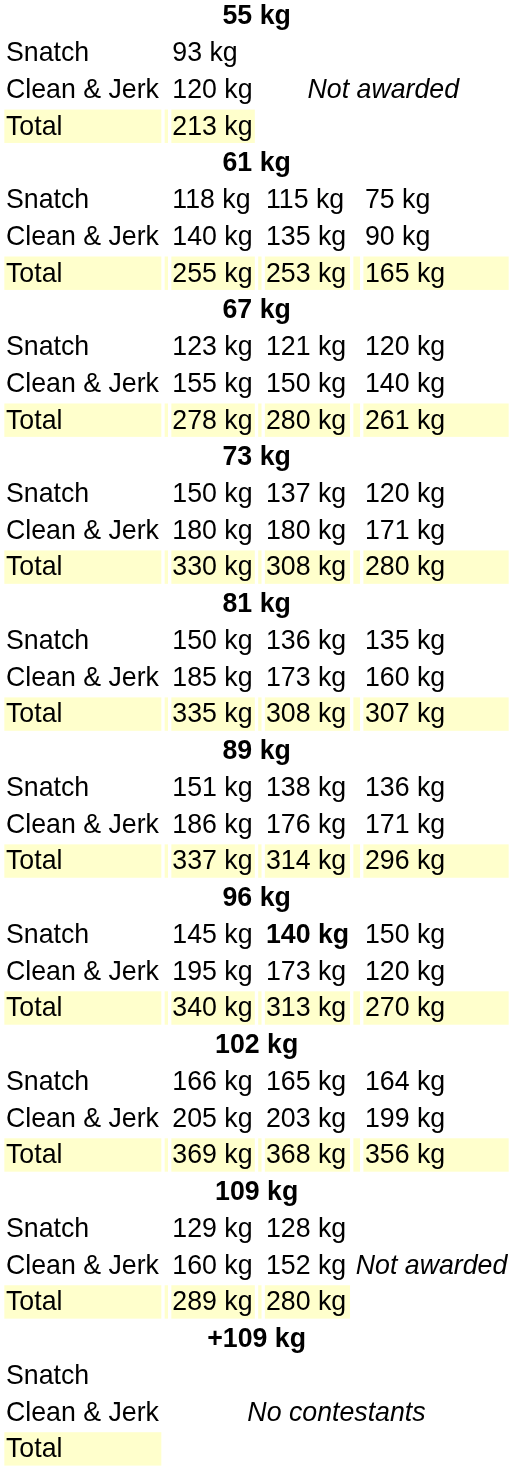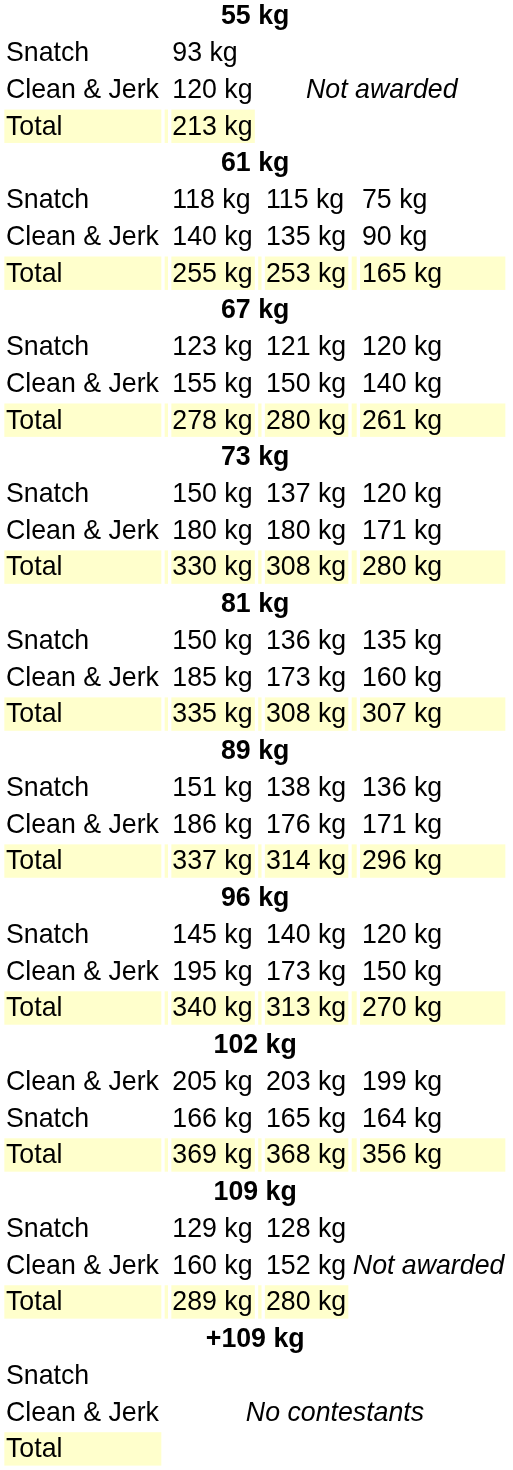(308, 934) bold -> (306, 934) normal
(405, 934) 150 kg -> (402, 934) 120 kg
(405, 970) 120 kg -> (402, 970) 150 kg
rows swapped: (48, 1081) <-> (82, 1117)
